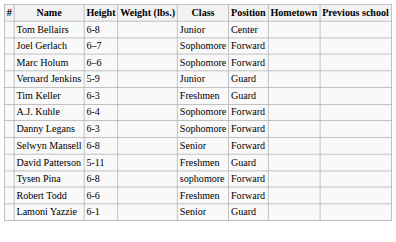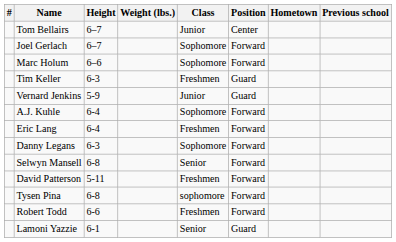(93, 29) 6-8 -> (94, 29) 6–7
rows swapped: (49, 79) <-> (39, 96)
+ row: (36, 129)
(244, 162) Guard -> (248, 179) Forward
